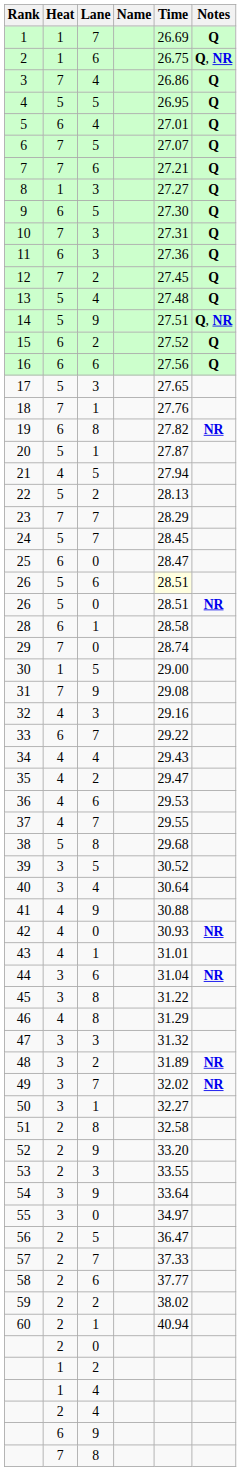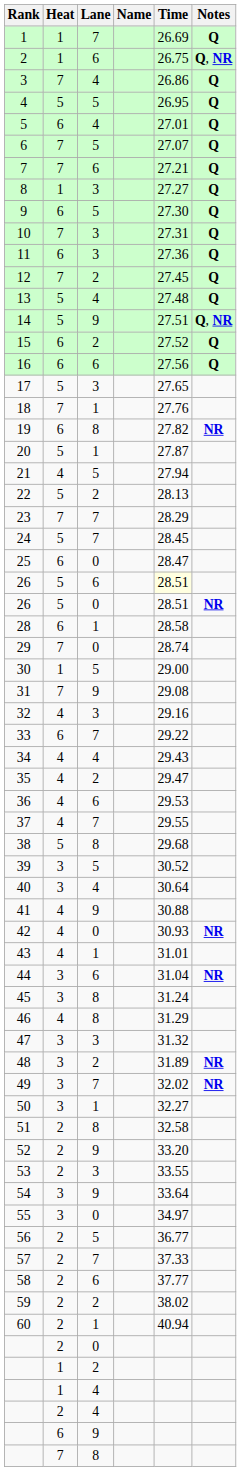(173, 997) 31.22 -> (173, 997) 31.24
(173, 1237) 36.47 -> (173, 1237) 36.77
